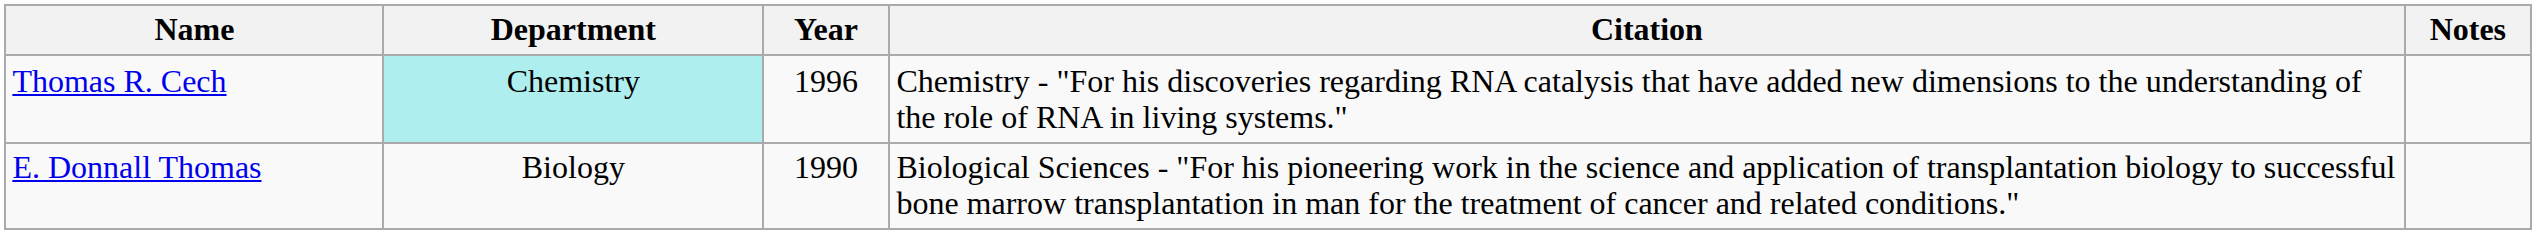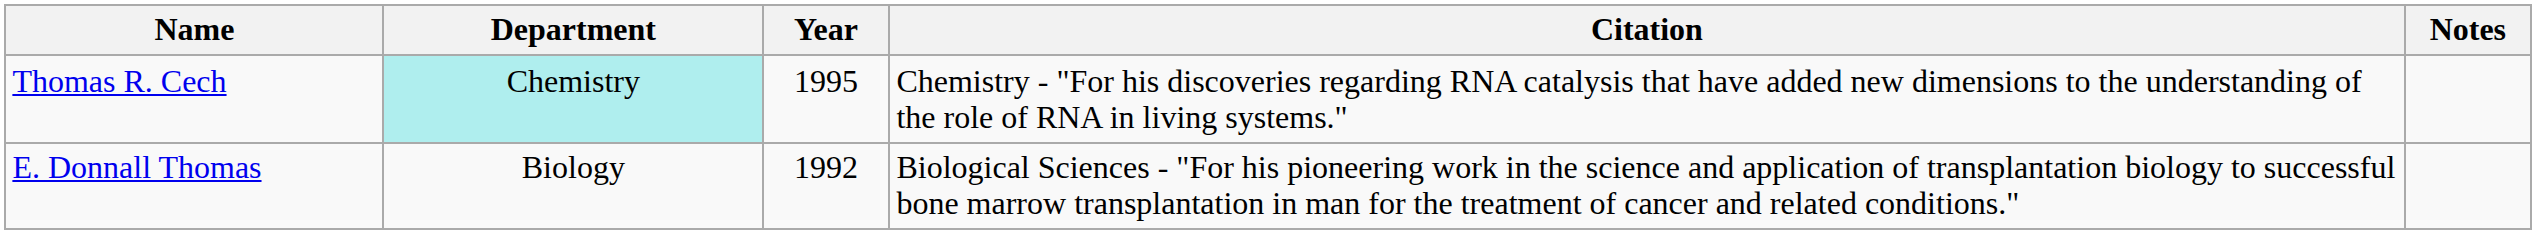(826, 80) 1996 -> (826, 80) 1995
(826, 167) 1990 -> (826, 167) 1992
